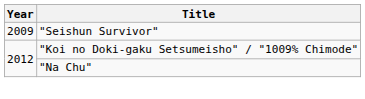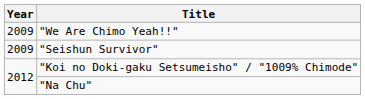+ row: (109, 31)
